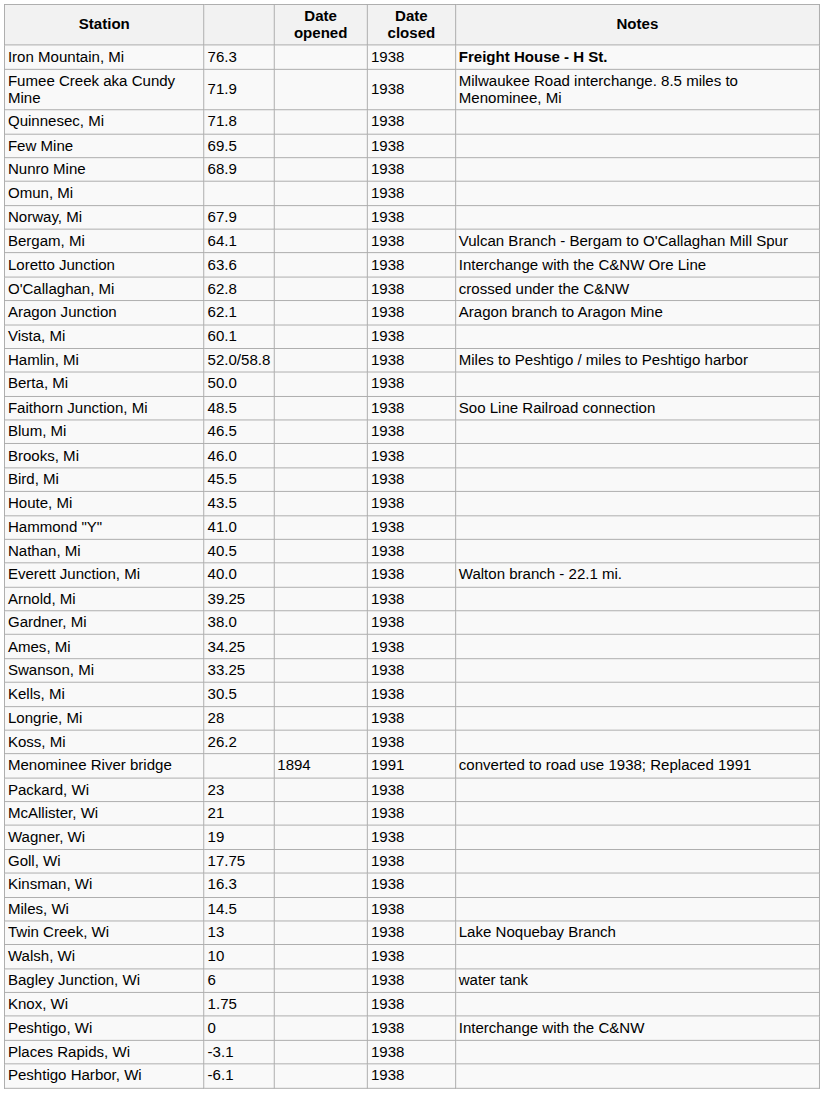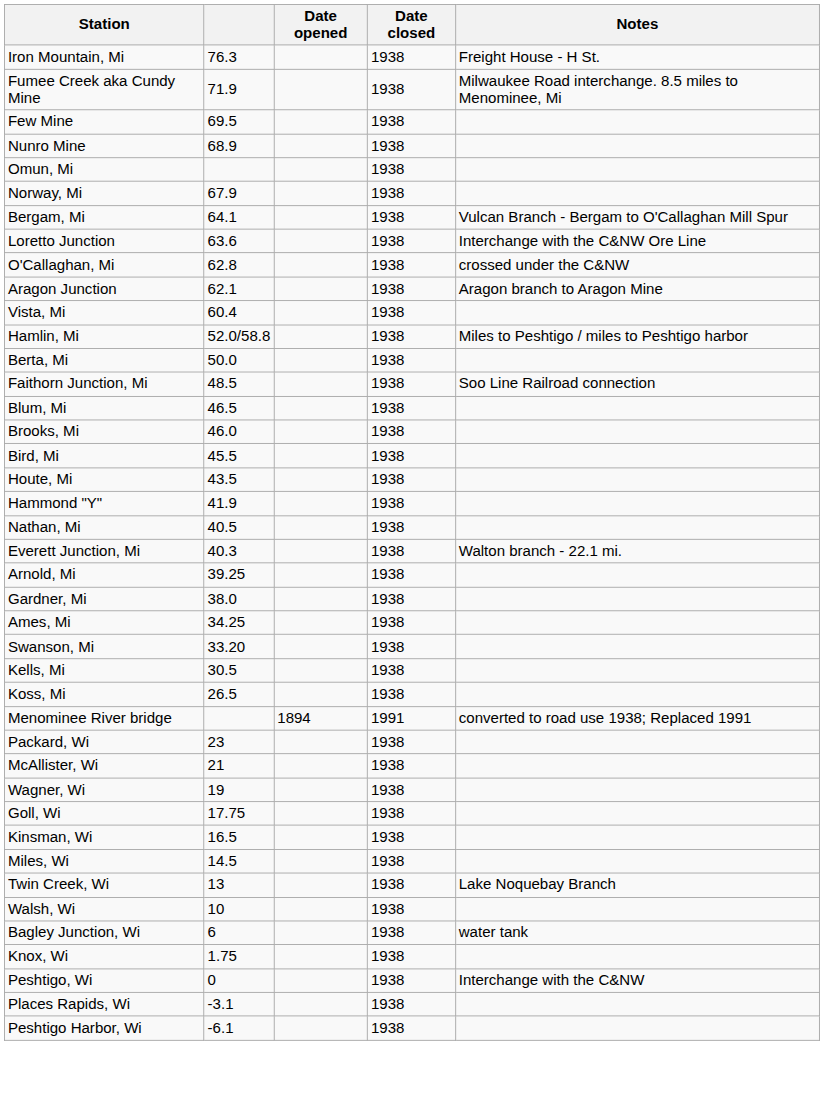(533, 57) bold -> (529, 57) normal
- row: (56, 121)
(222, 336) 60.1 -> (222, 312) 60.4
(222, 527) 41.0 -> (222, 503) 41.9
(222, 575) 40.0 -> (222, 551) 40.3
(226, 670) 33.25 -> (226, 646) 33.20
- row: (45, 718)
(222, 741) 26.2 -> (222, 694) 26.5
(222, 885) 16.3 -> (222, 837) 16.5
